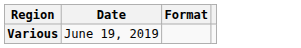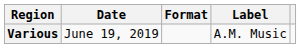+ column: (250, 14)
